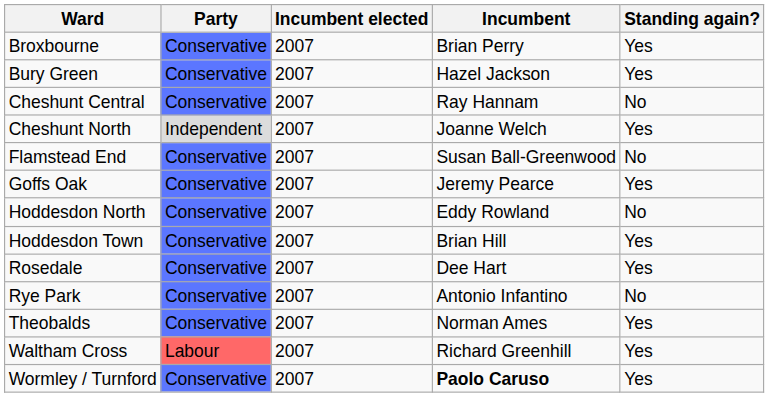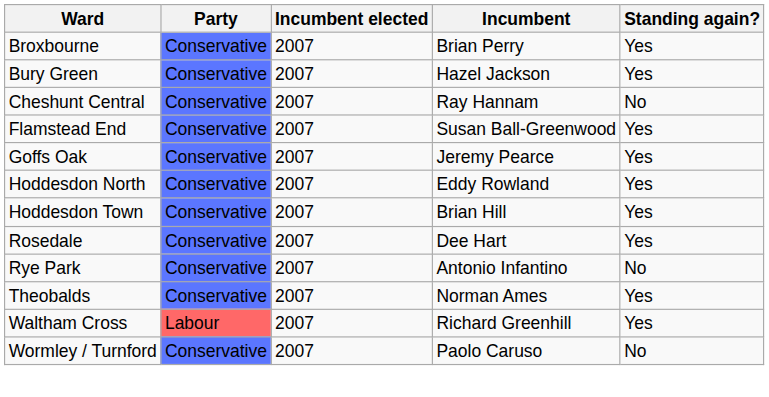- row: (70, 129)
(635, 157) No -> (638, 129) Yes
(635, 212) No -> (638, 185) Yes
(493, 378) bold -> (489, 351) normal
(638, 378) Yes -> (635, 351) No
